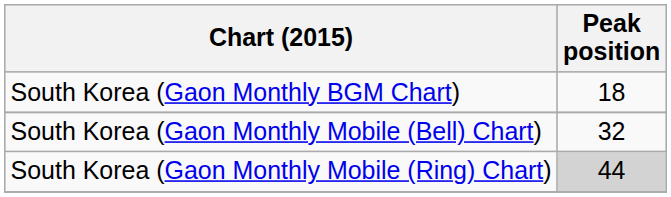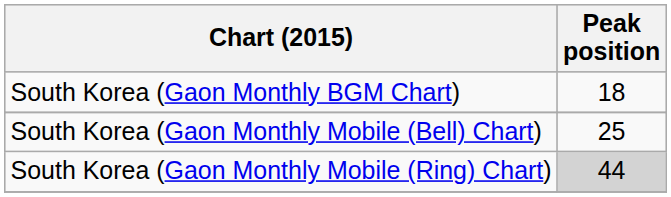(612, 131) 32 -> (612, 131) 25
